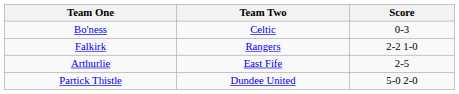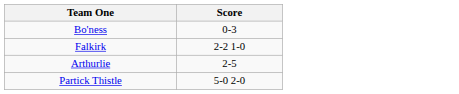- column: (263, 13)
